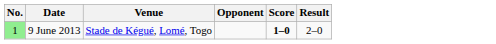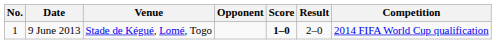+ column: (411, 13)
(15, 30) lightgreen background -> (15, 30) no background
